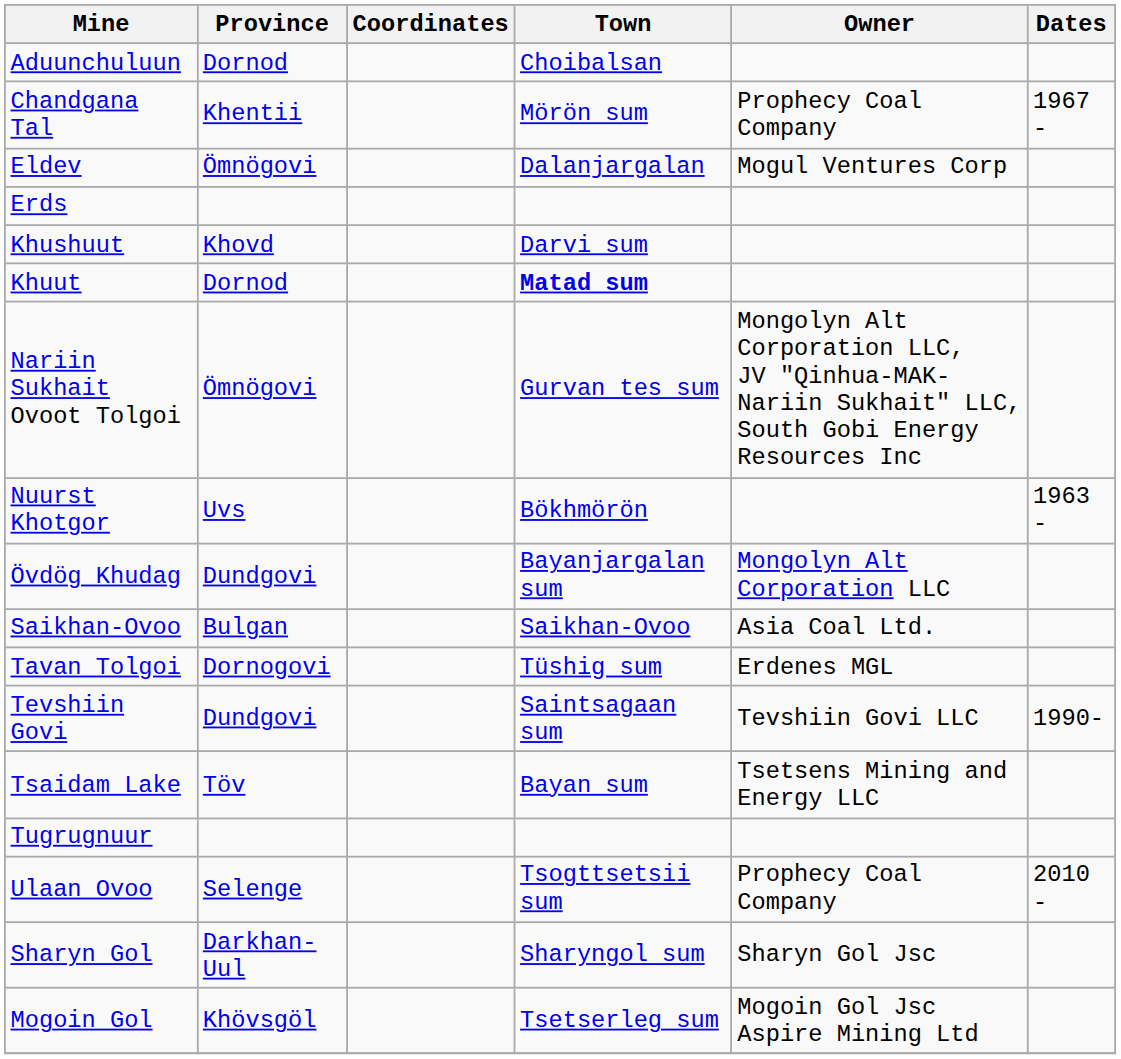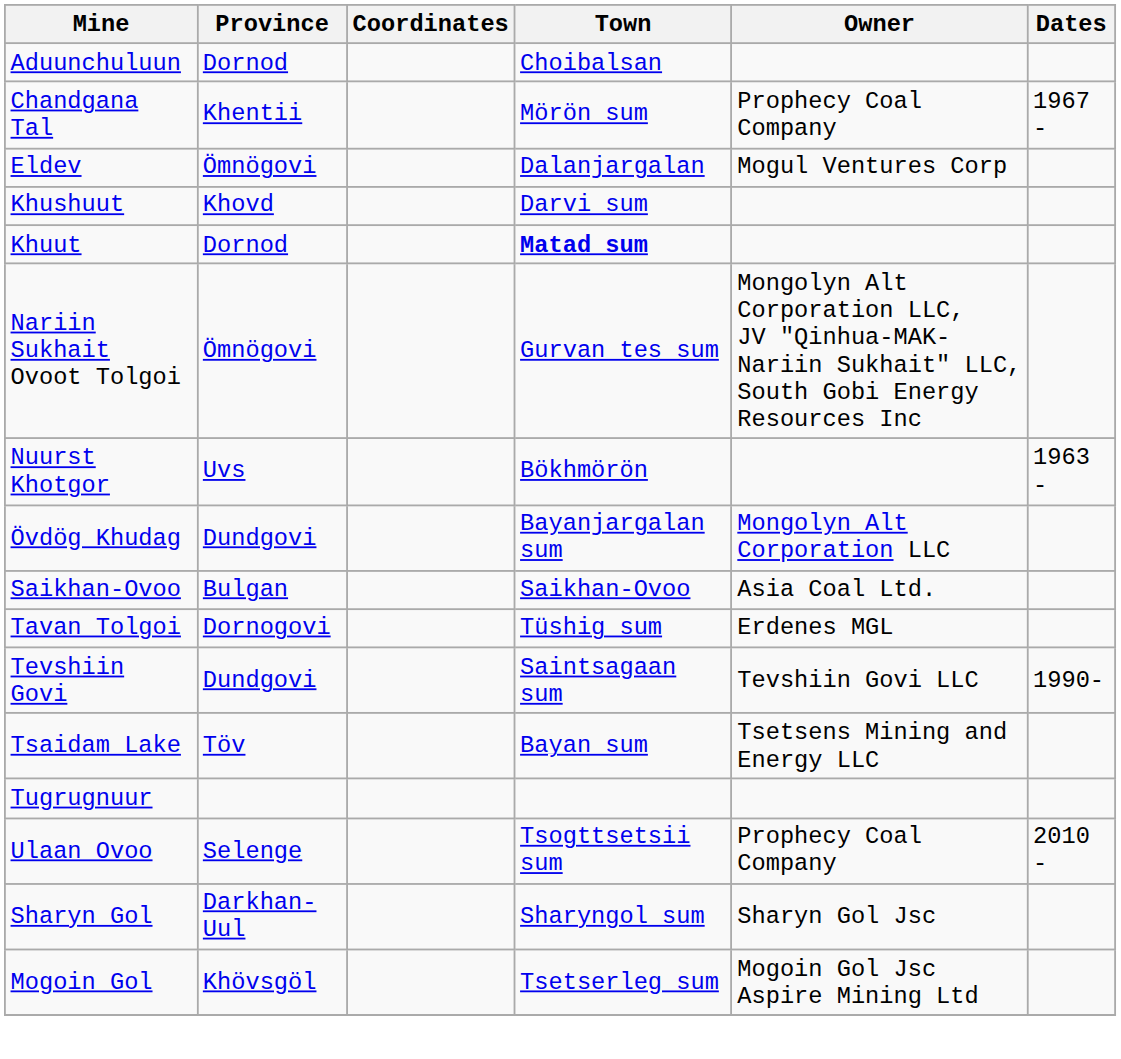- row: (39, 206)
